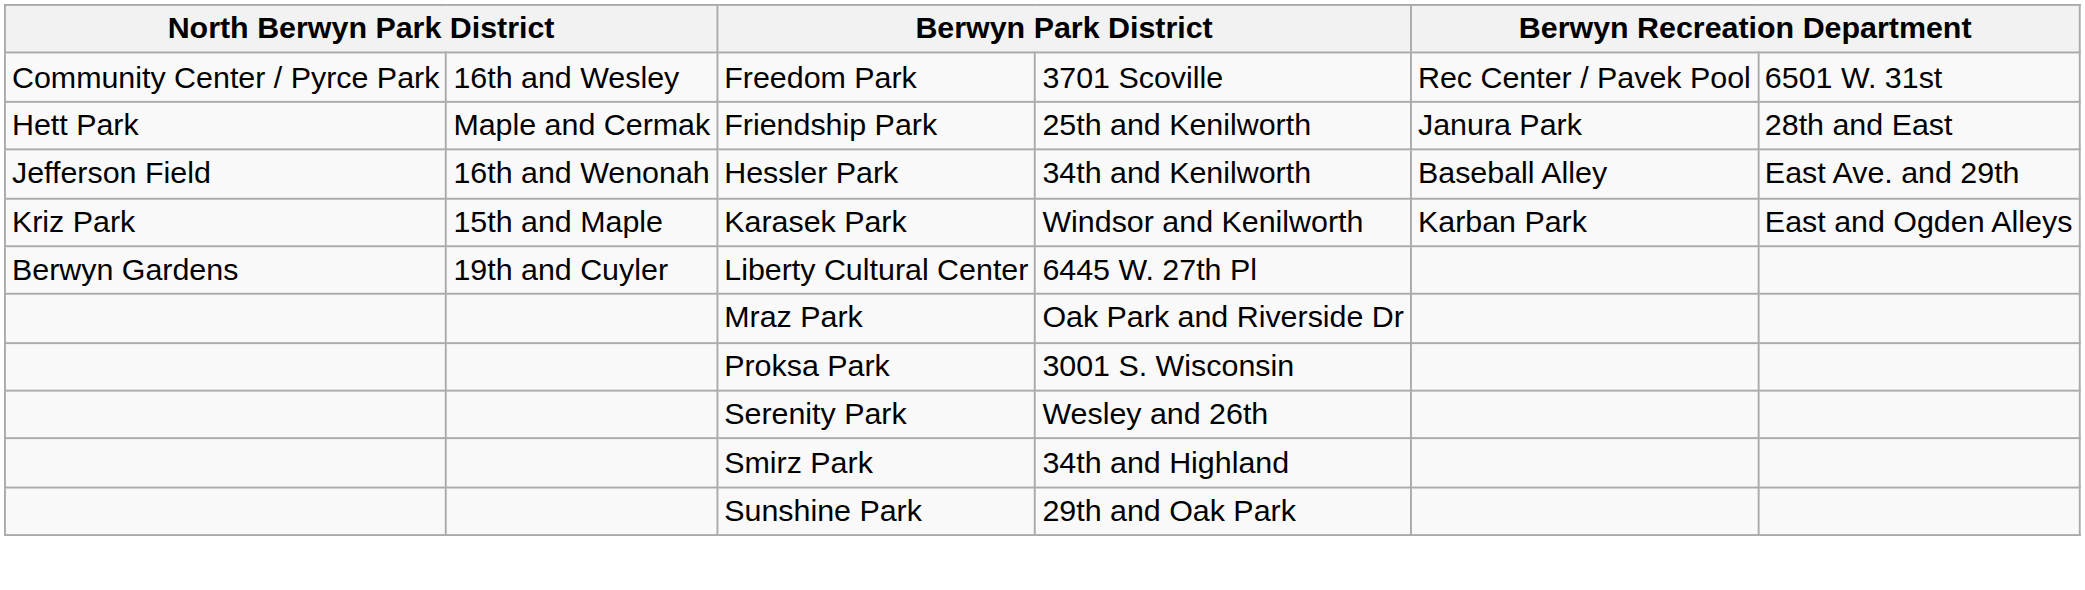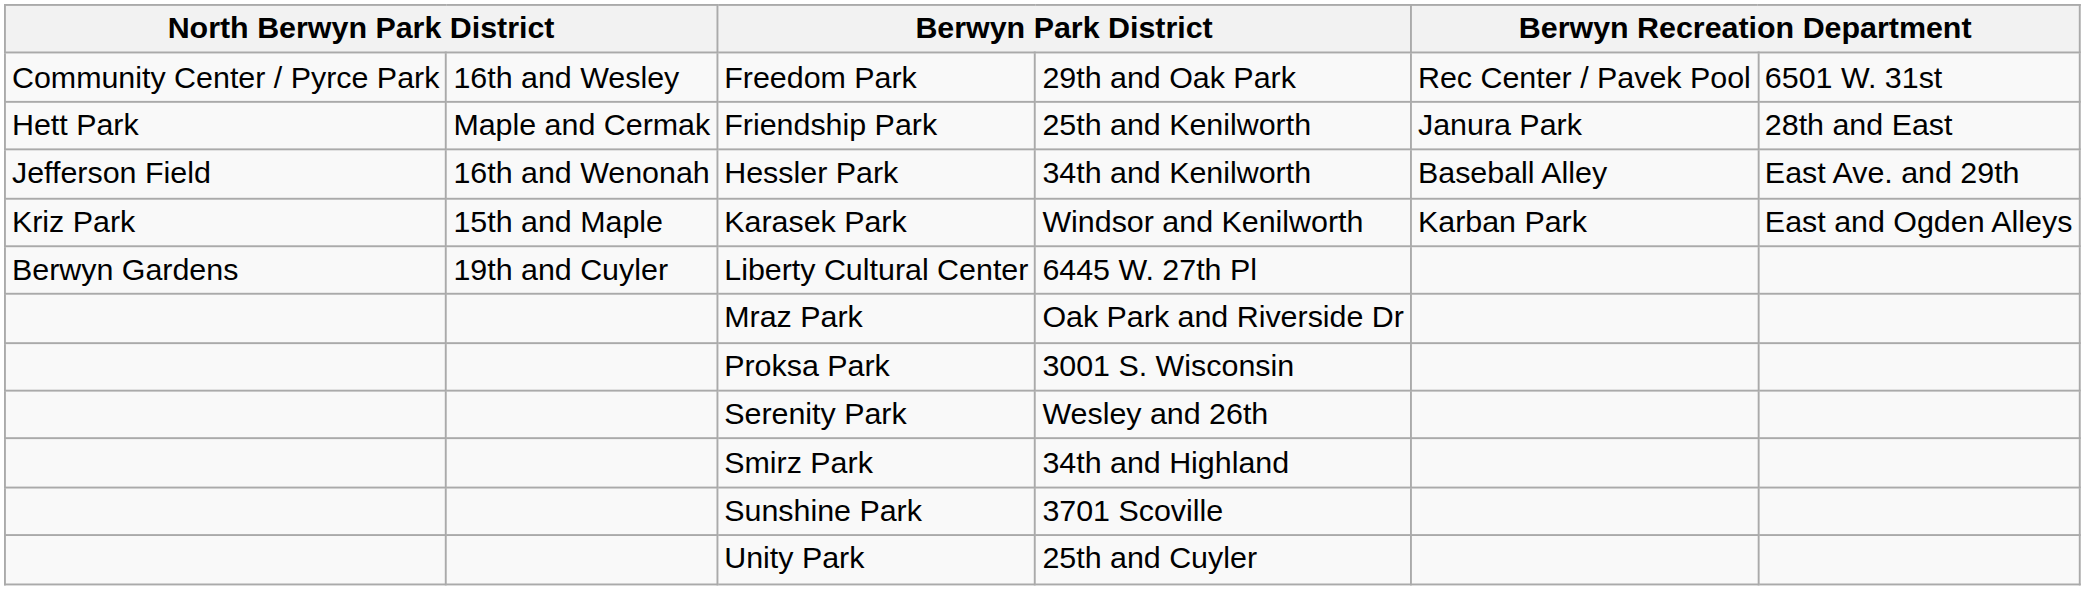(1133, 76) 3701 Scoville -> (1169, 76) 29th and Oak Park
(1169, 510) 29th and Oak Park -> (1133, 510) 3701 Scoville
+ row: (794, 558)
